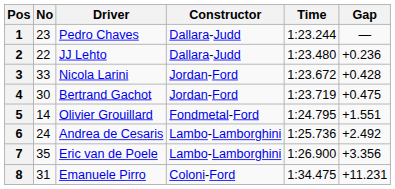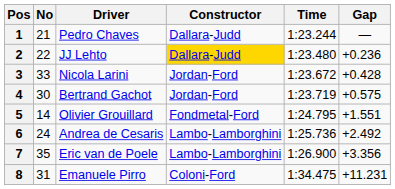(43, 35) 23 -> (43, 35) 21
(205, 55) no background -> (205, 55) gold background
(362, 94) +0.475 -> (362, 94) +0.575
